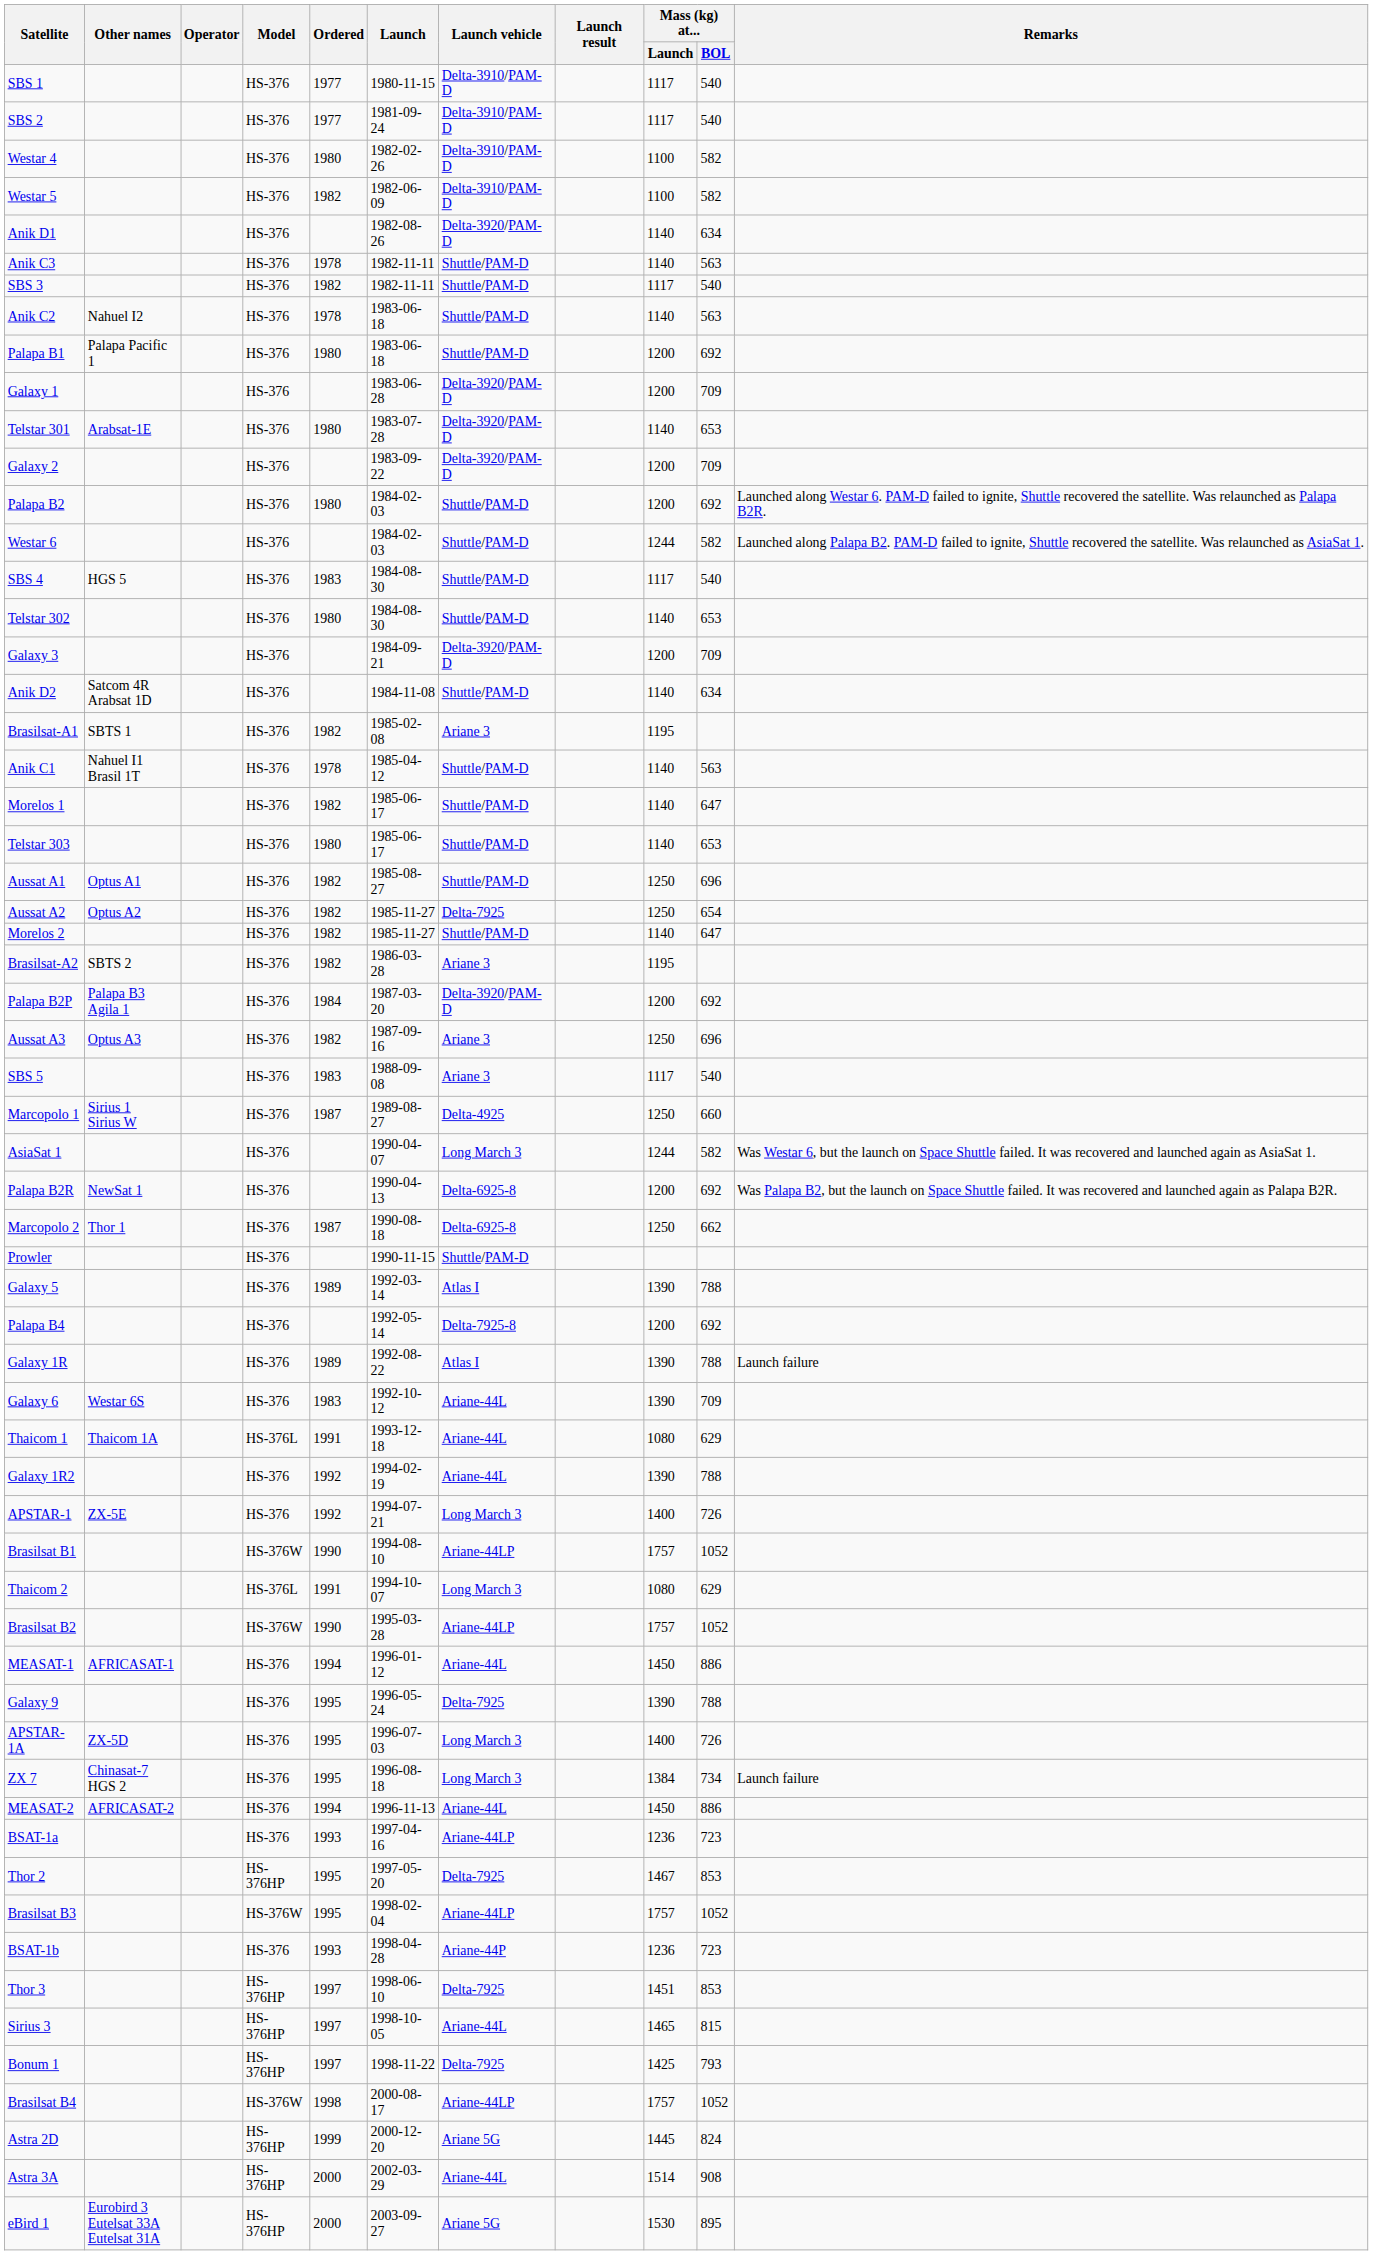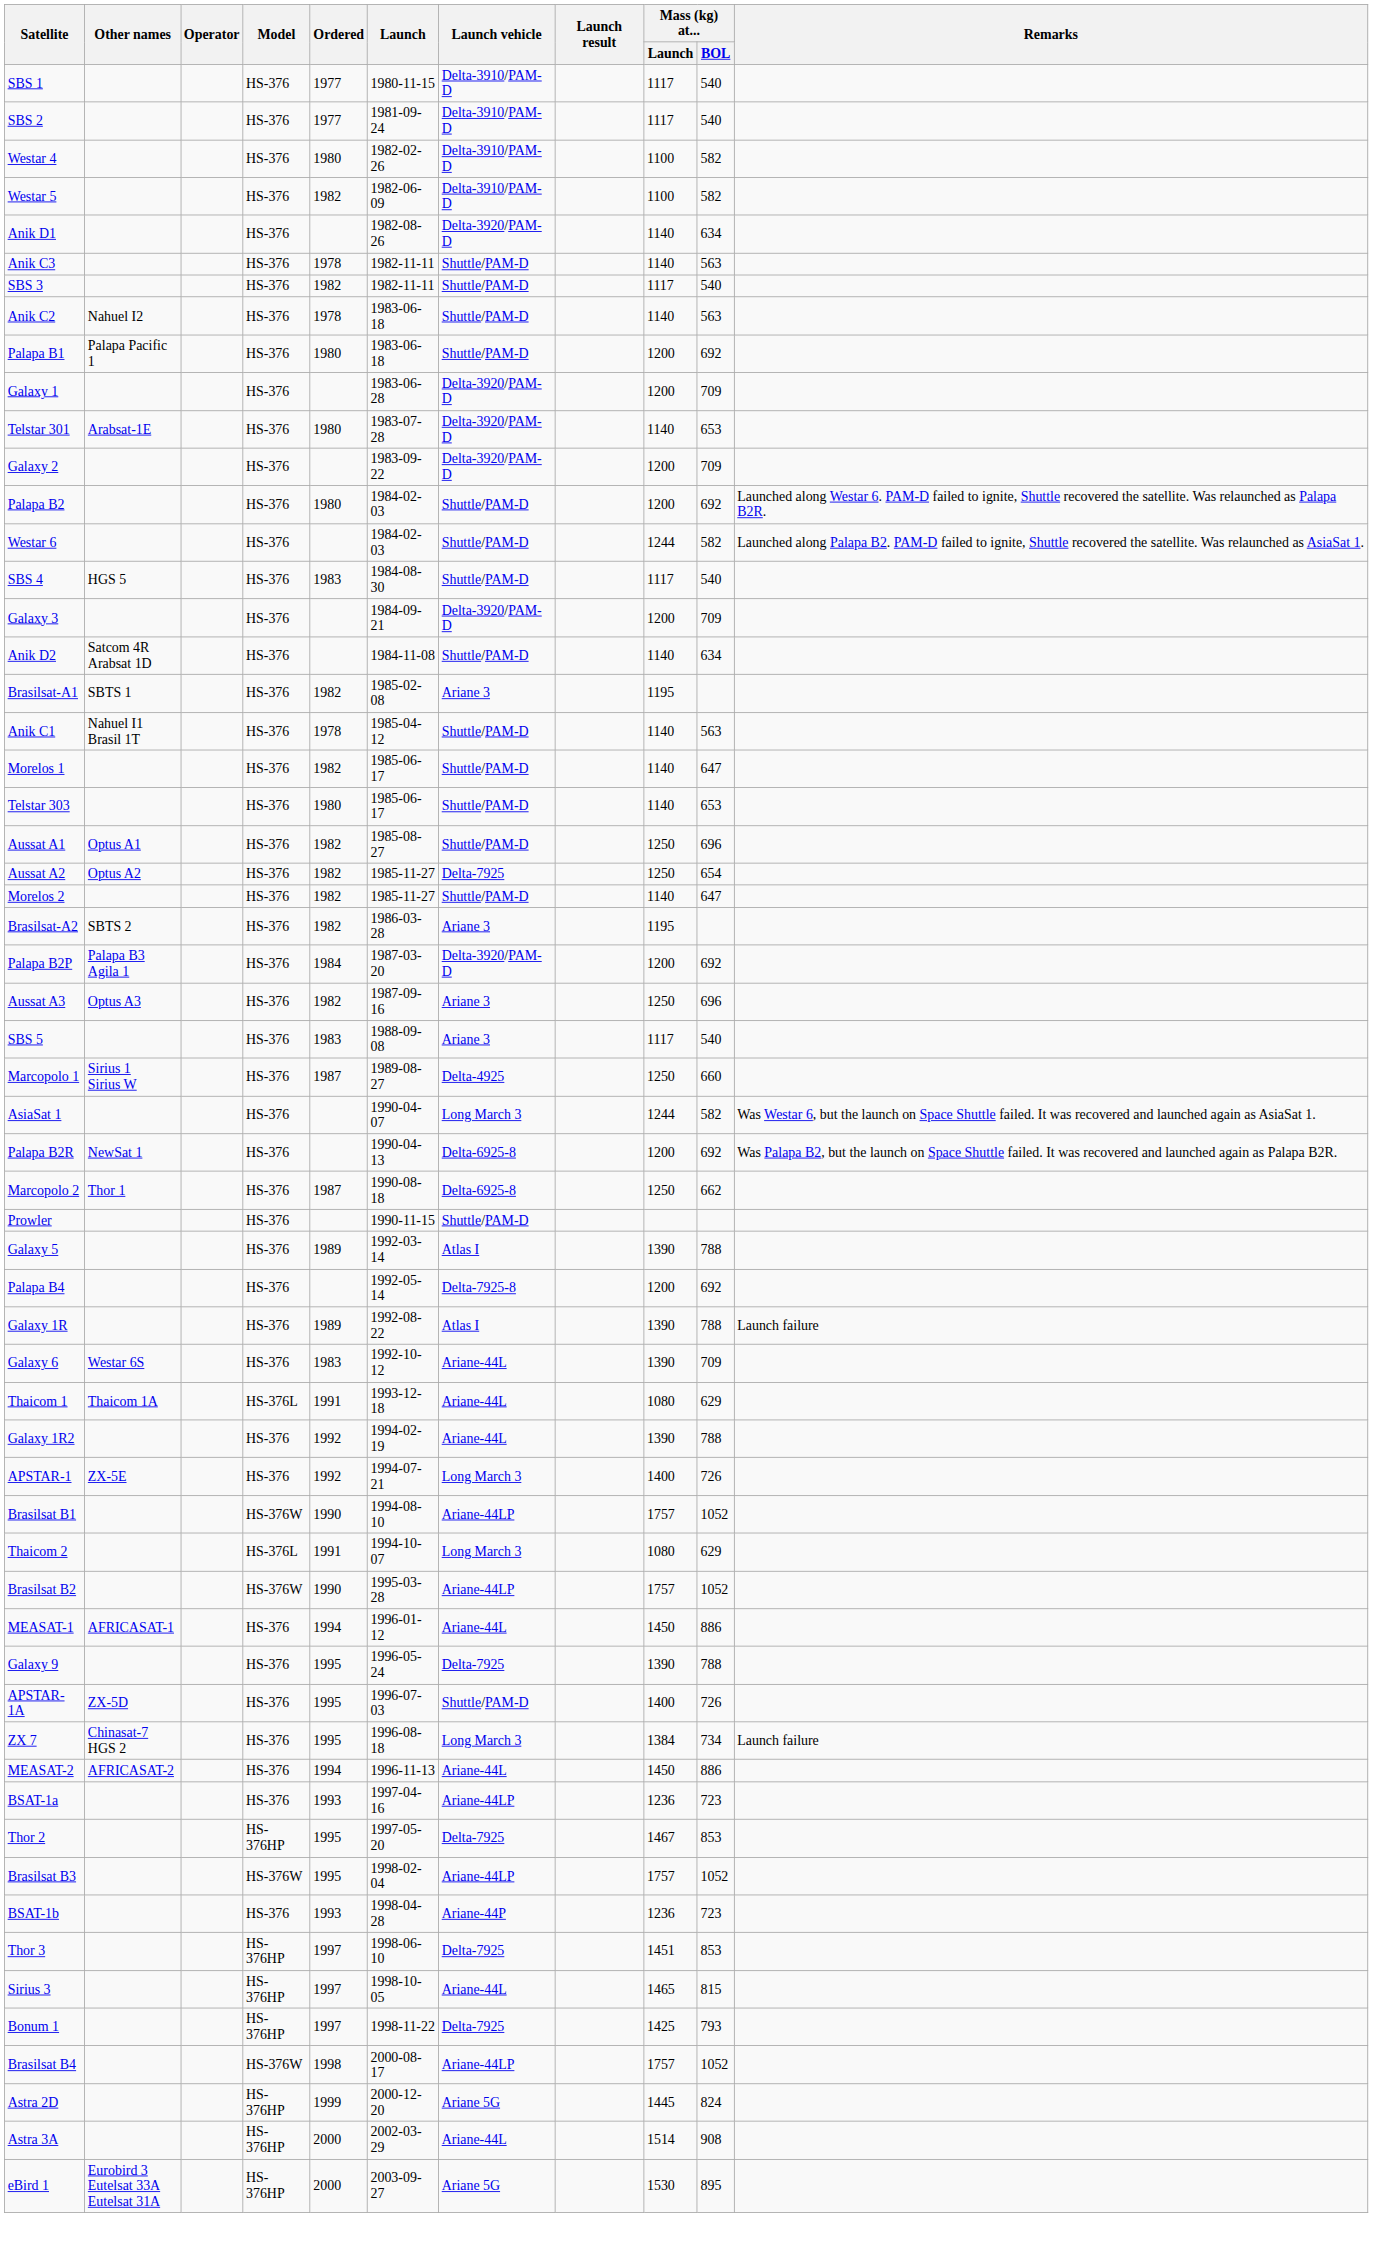- row: (39, 617)
(482, 1740) Long March 3 -> (485, 1703) Shuttle/PAM-D
